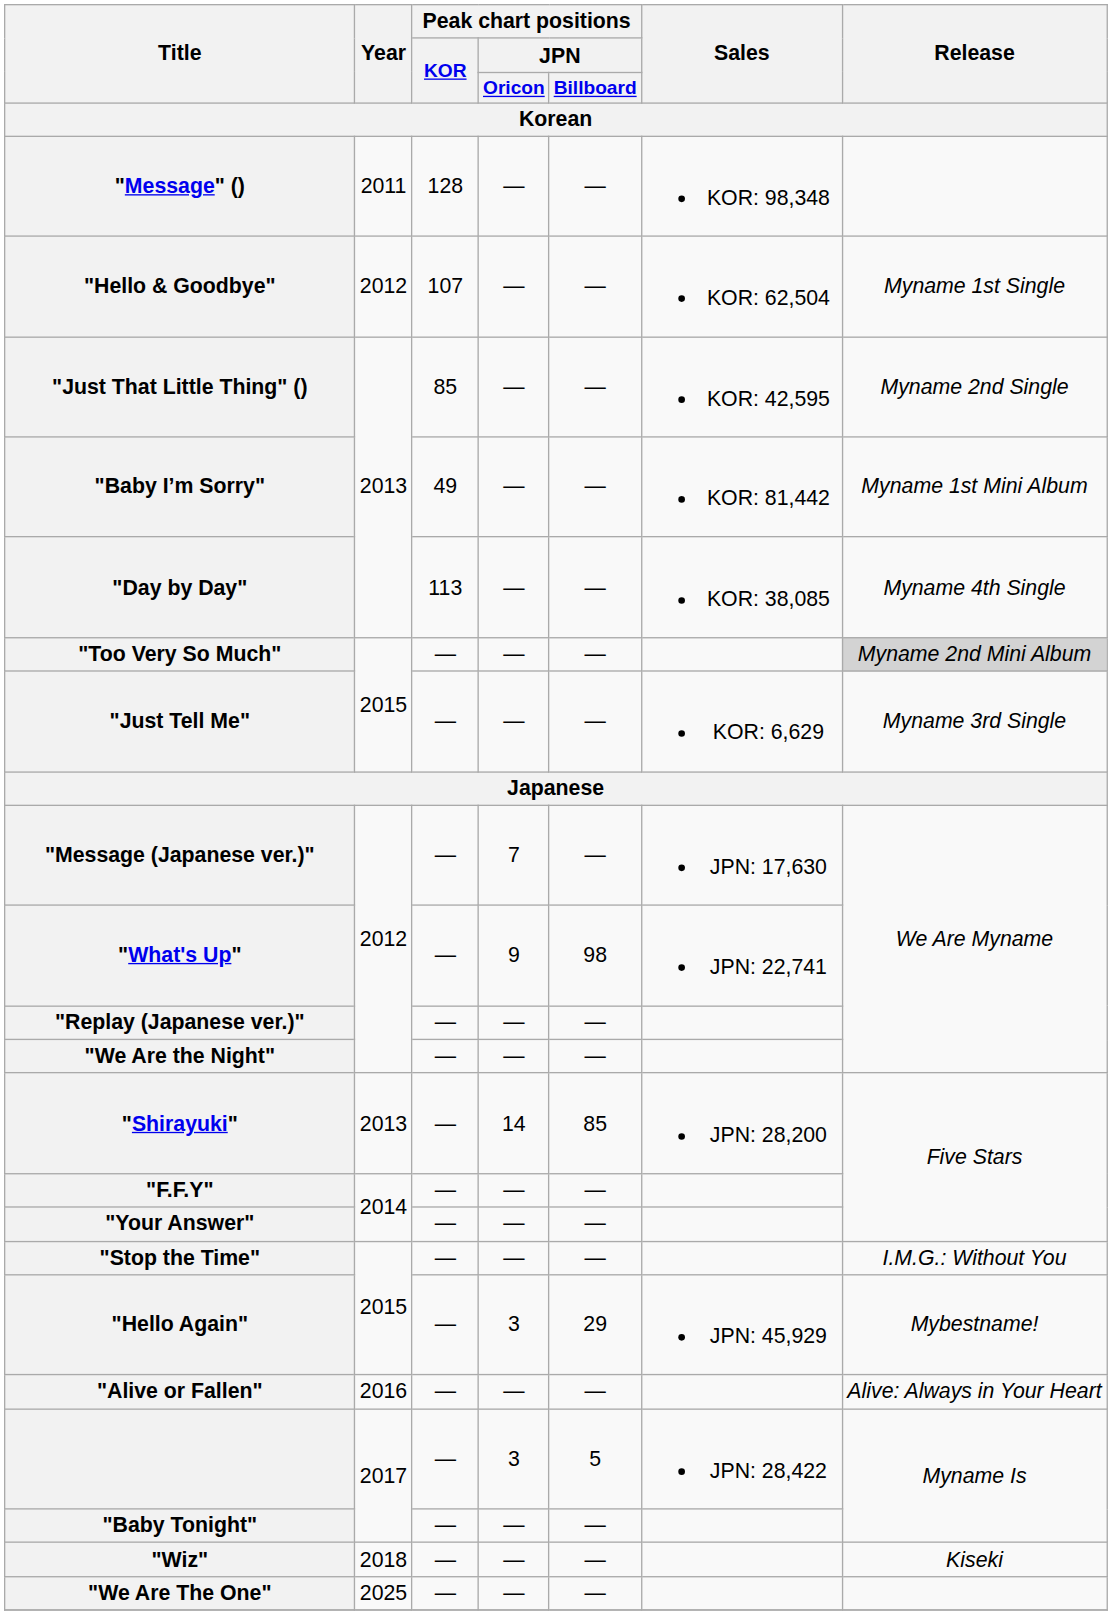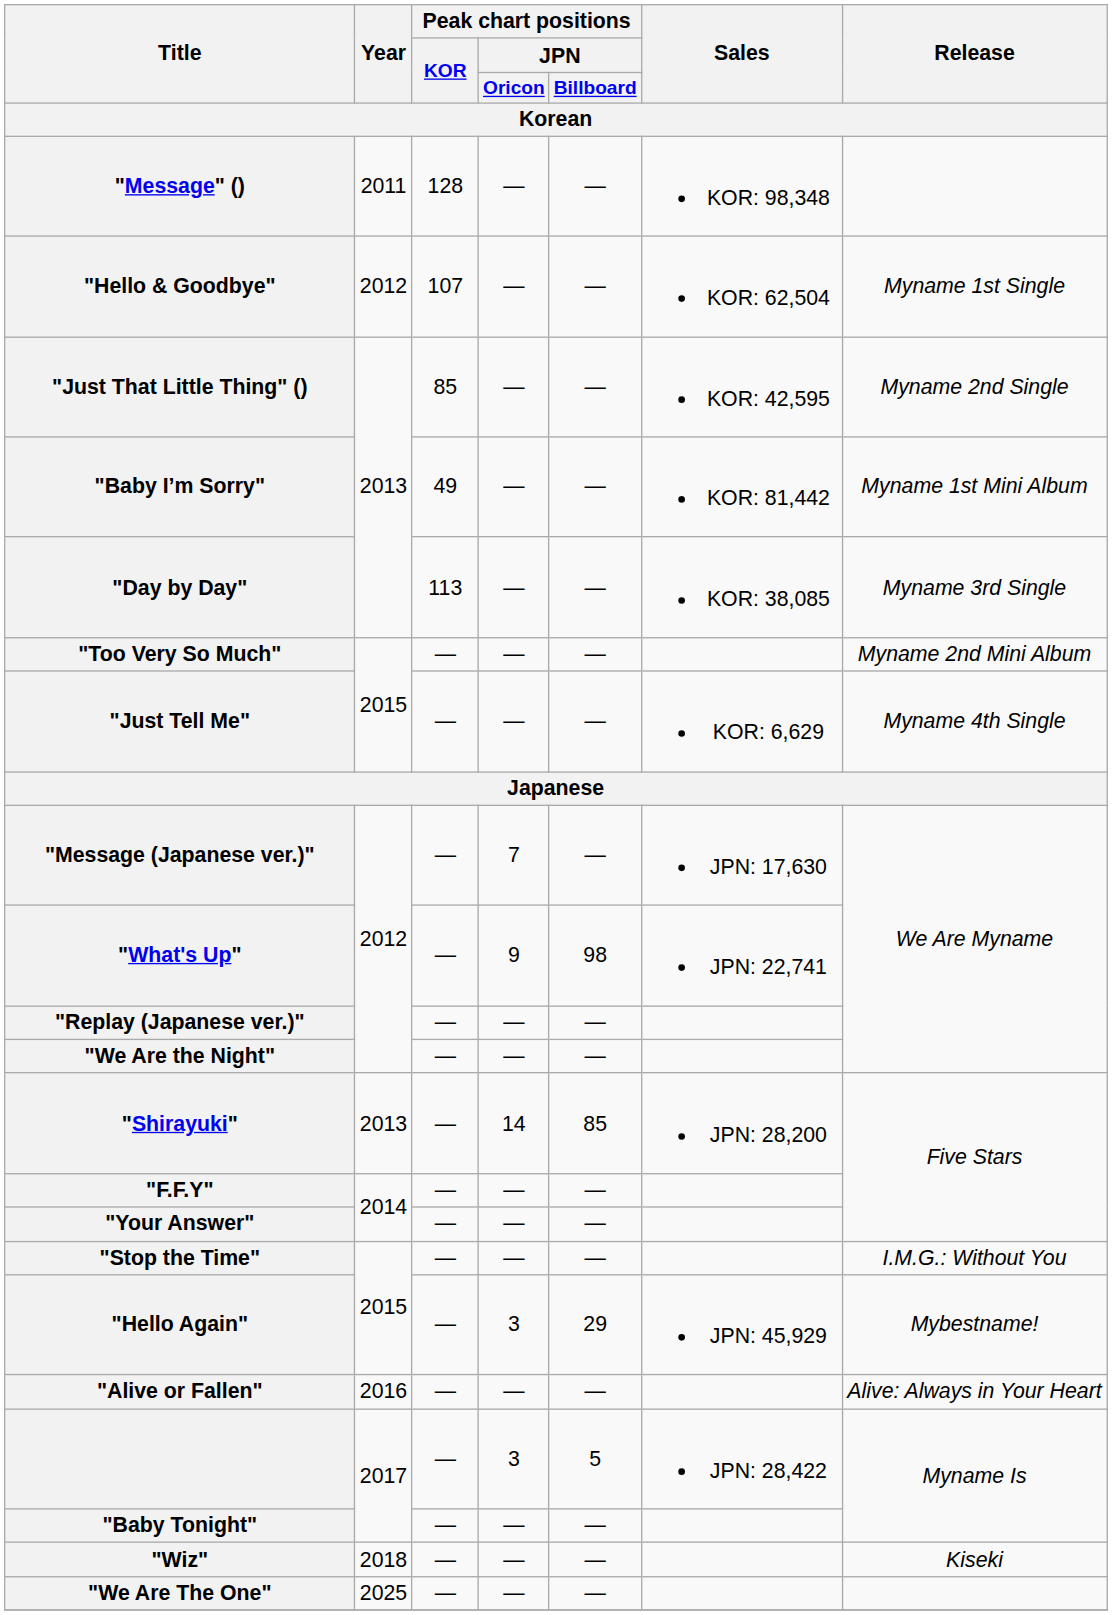(975, 587) Myname 4th Single -> (975, 587) Myname 3rd Single
(975, 654) lightgrey background -> (975, 654) no background
(975, 721) Myname 3rd Single -> (975, 721) Myname 4th Single
